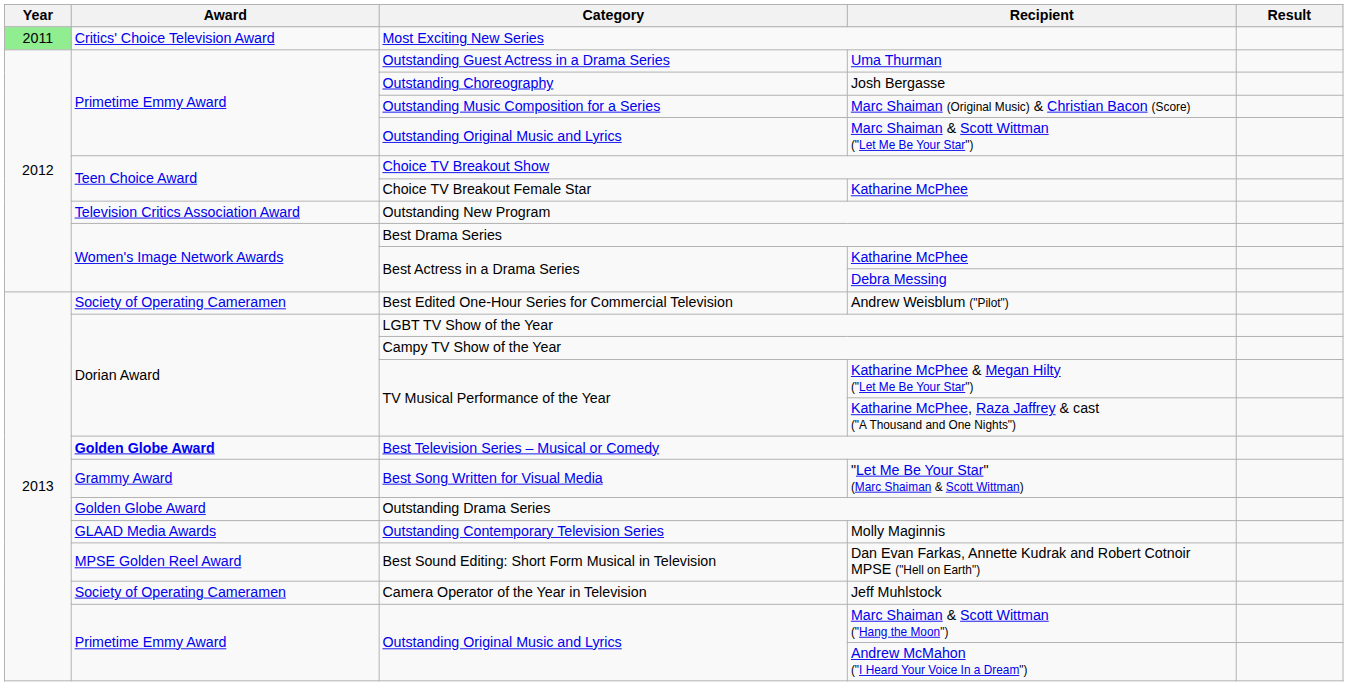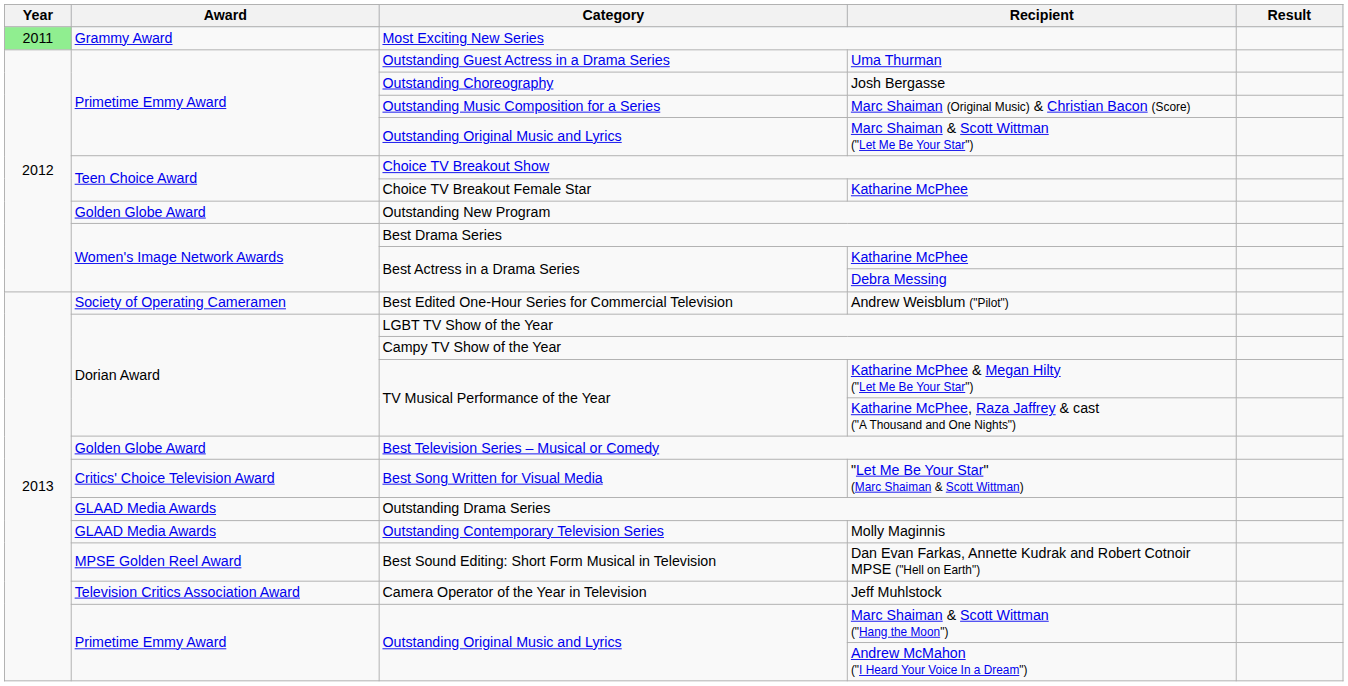(175, 38) Critics' Choice Television Award -> (124, 38) Grammy Award
(187, 212) Television Critics Association Award -> (140, 212) Golden Globe Award
(145, 447) bold -> (140, 447) normal
(124, 478) Grammy Award -> (175, 478) Critics' Choice Television Award
(140, 508) Golden Globe Award -> (145, 508) GLAAD Media Awards
(180, 592) Society of Operating Cameramen -> (187, 592) Television Critics Association Award
